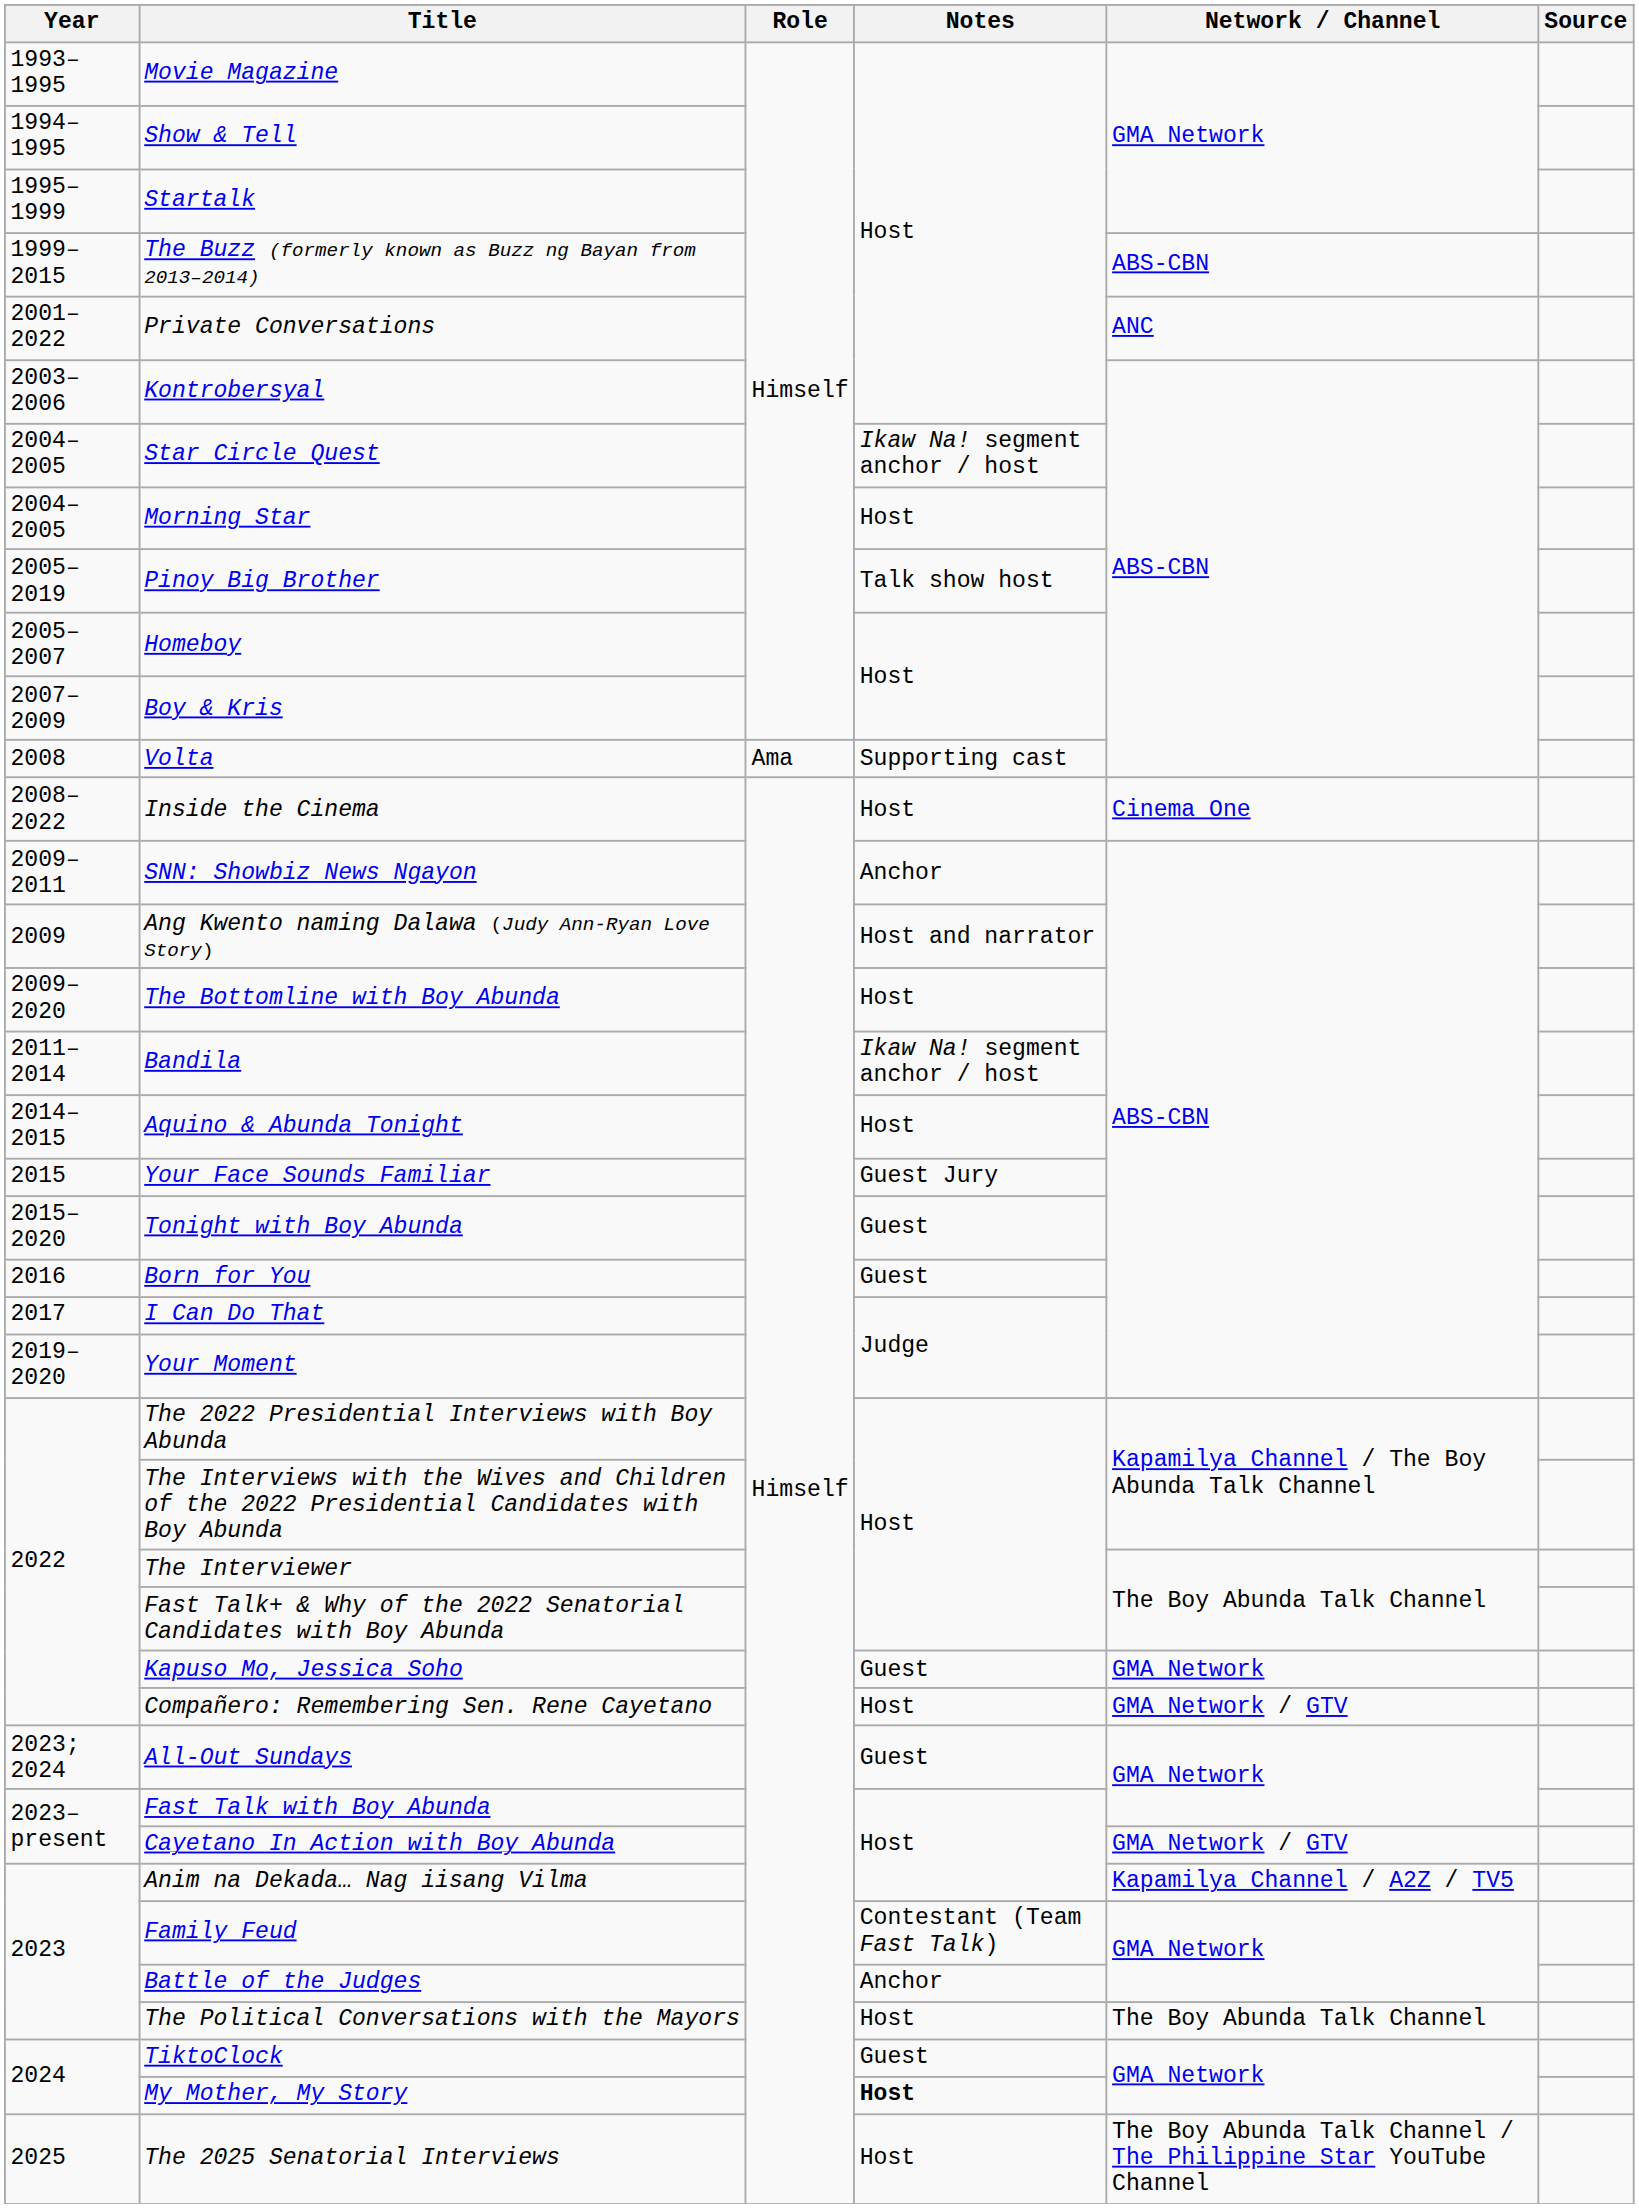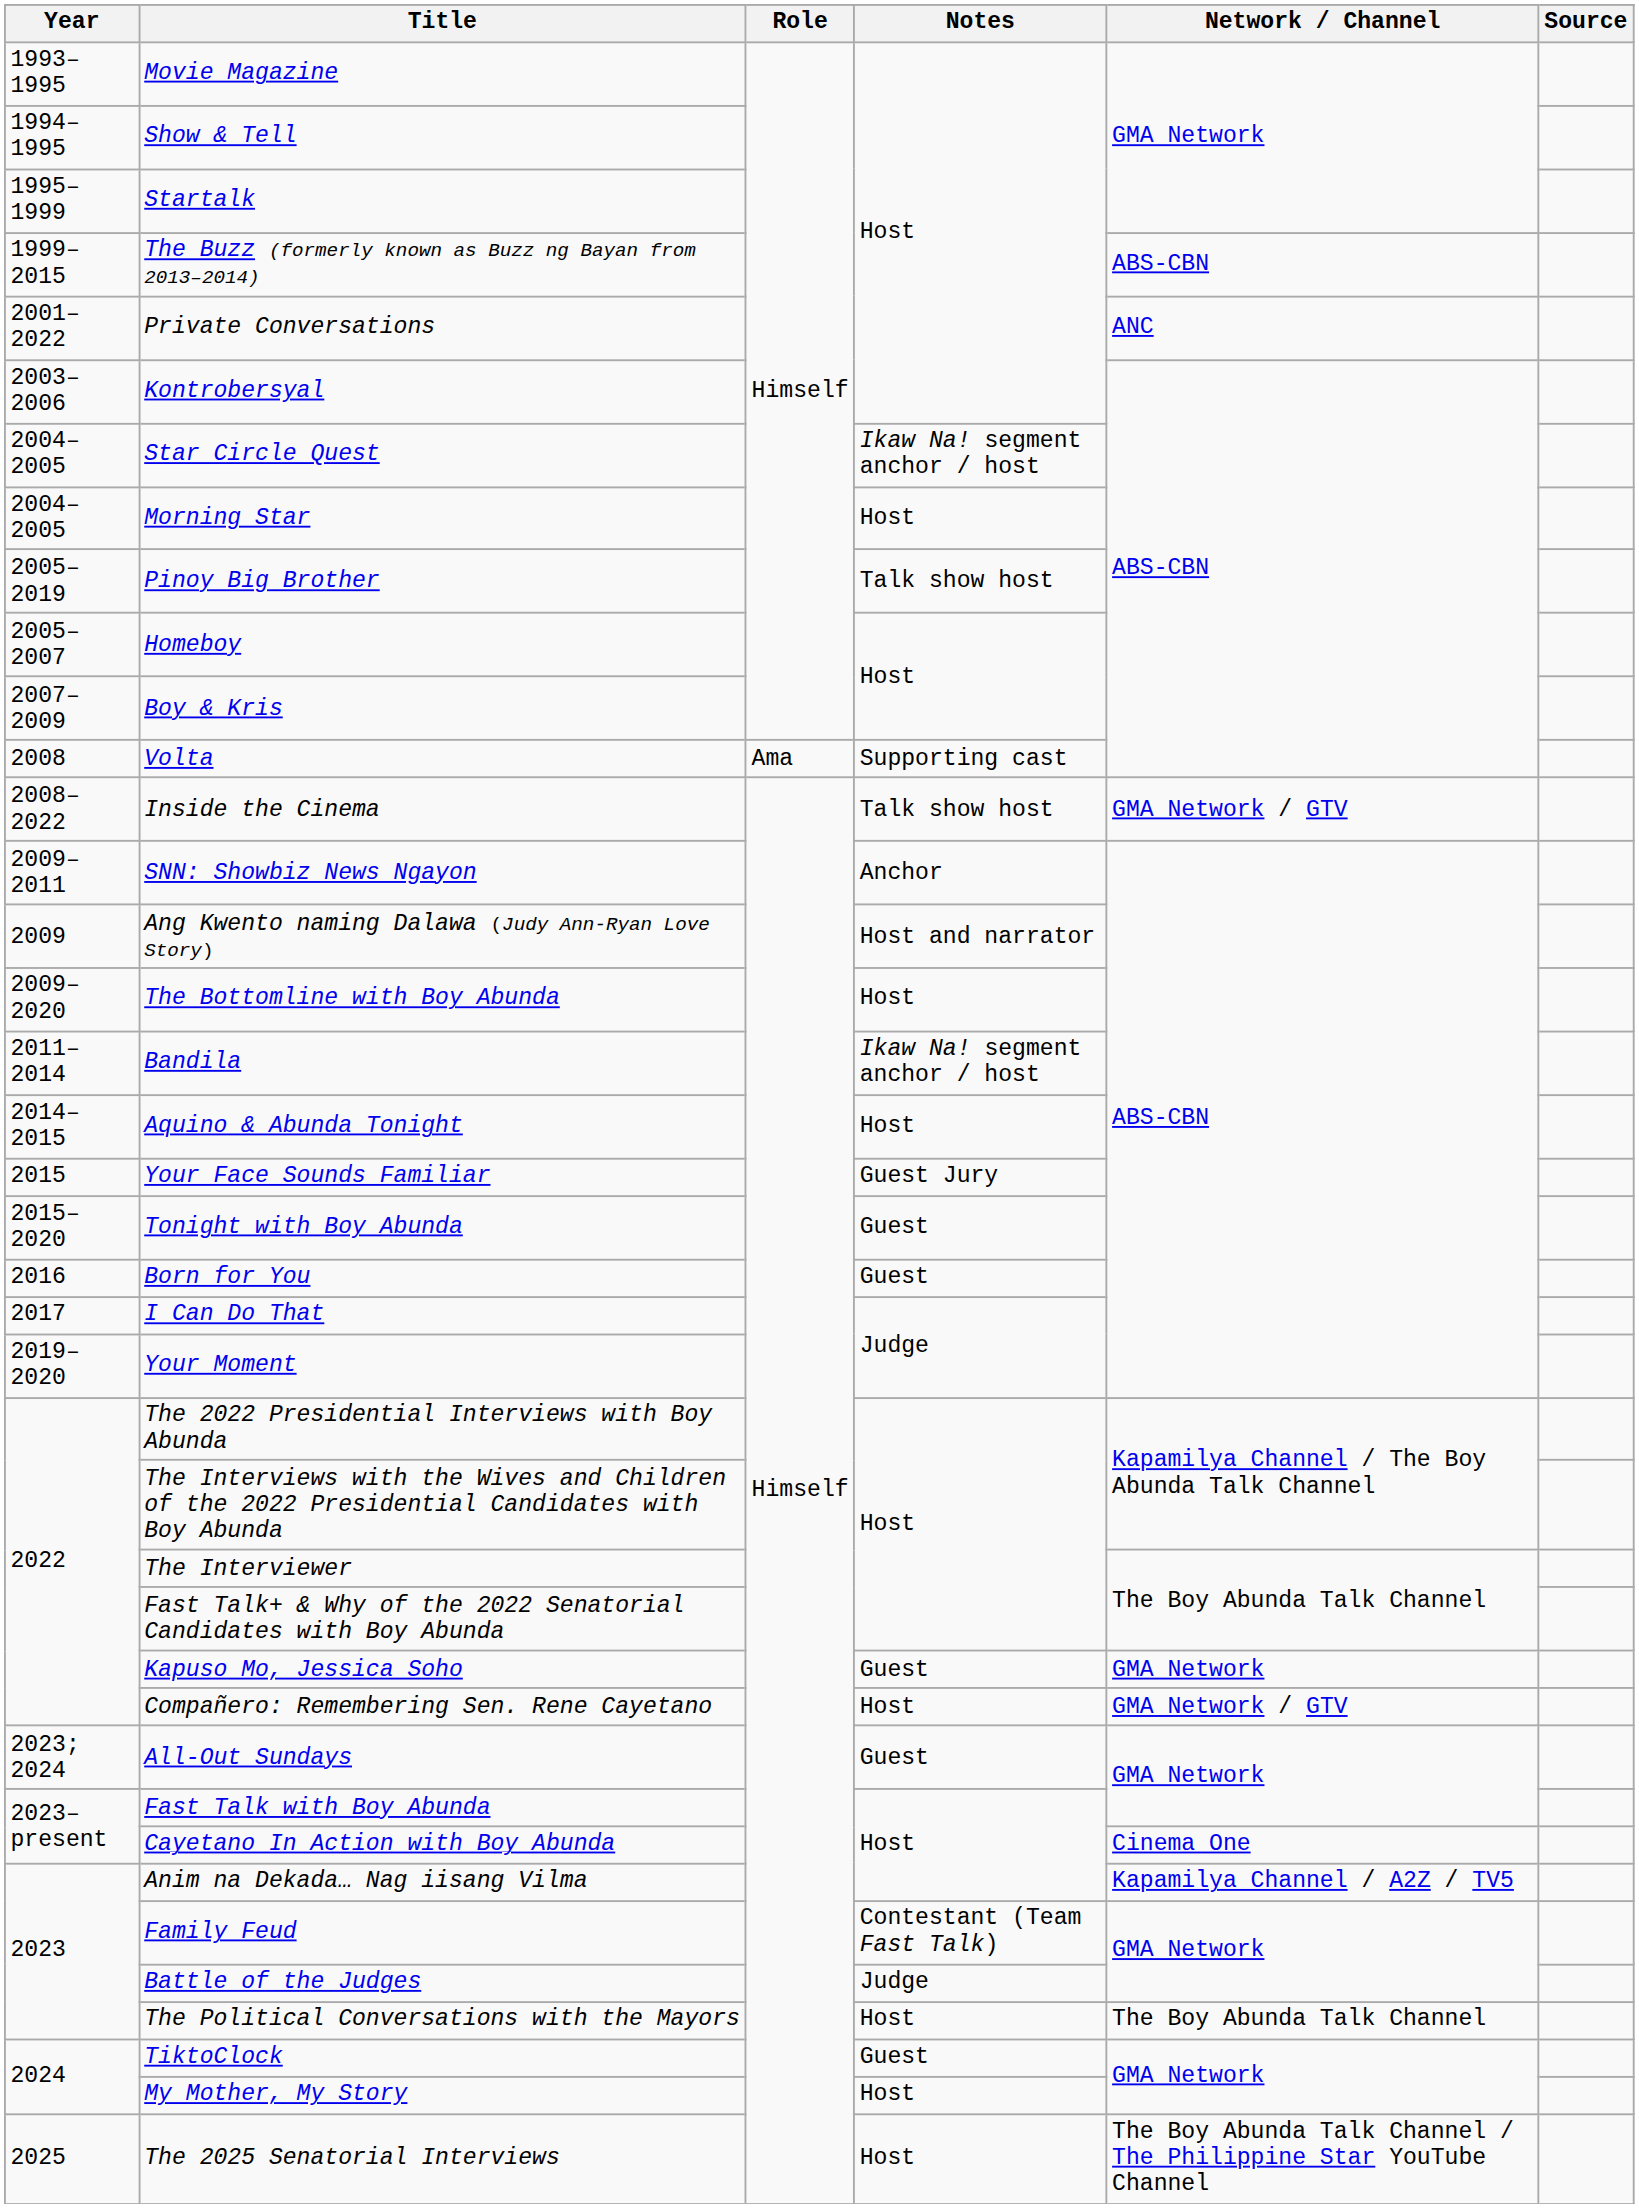(887, 810) Host -> (957, 810) Talk show host
(1181, 810) Cinema One -> (1230, 810) GMA Network / GTV
(1230, 1845) GMA Network / GTV -> (1181, 1845) Cinema One
(901, 1983) Anchor -> (894, 1983) Judge
(887, 2095) bold -> (887, 2095) normal
